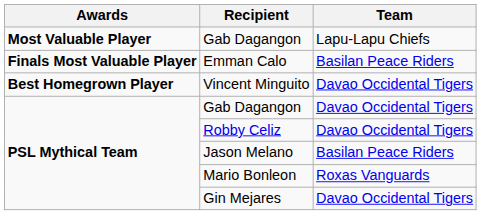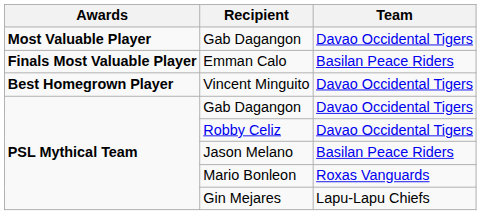(373, 38) Lapu-Lapu Chiefs -> (395, 38) Davao Occidental Tigers
(395, 198) Davao Occidental Tigers -> (373, 198) Lapu-Lapu Chiefs
